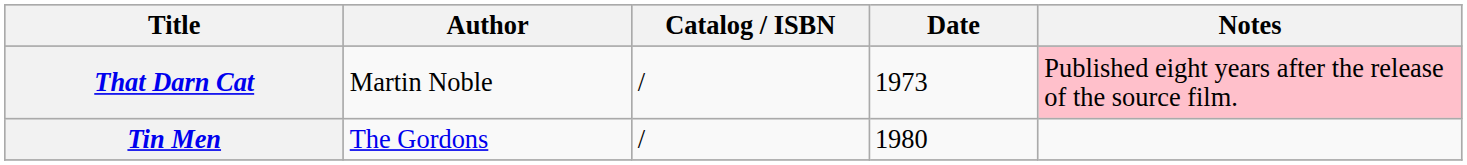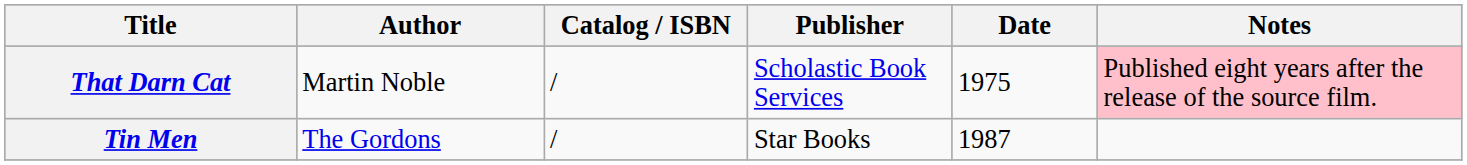+ column: (850, 25)
(901, 82) 1973 -> (984, 82) 1975
(901, 138) 1980 -> (984, 138) 1987
